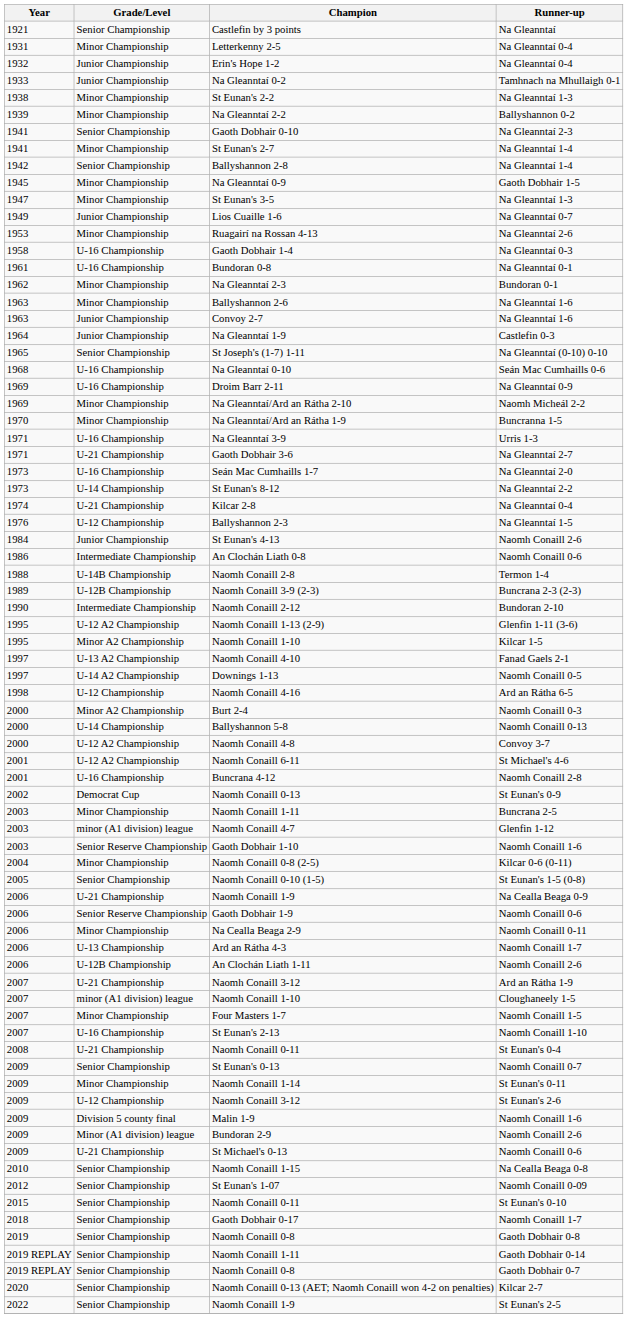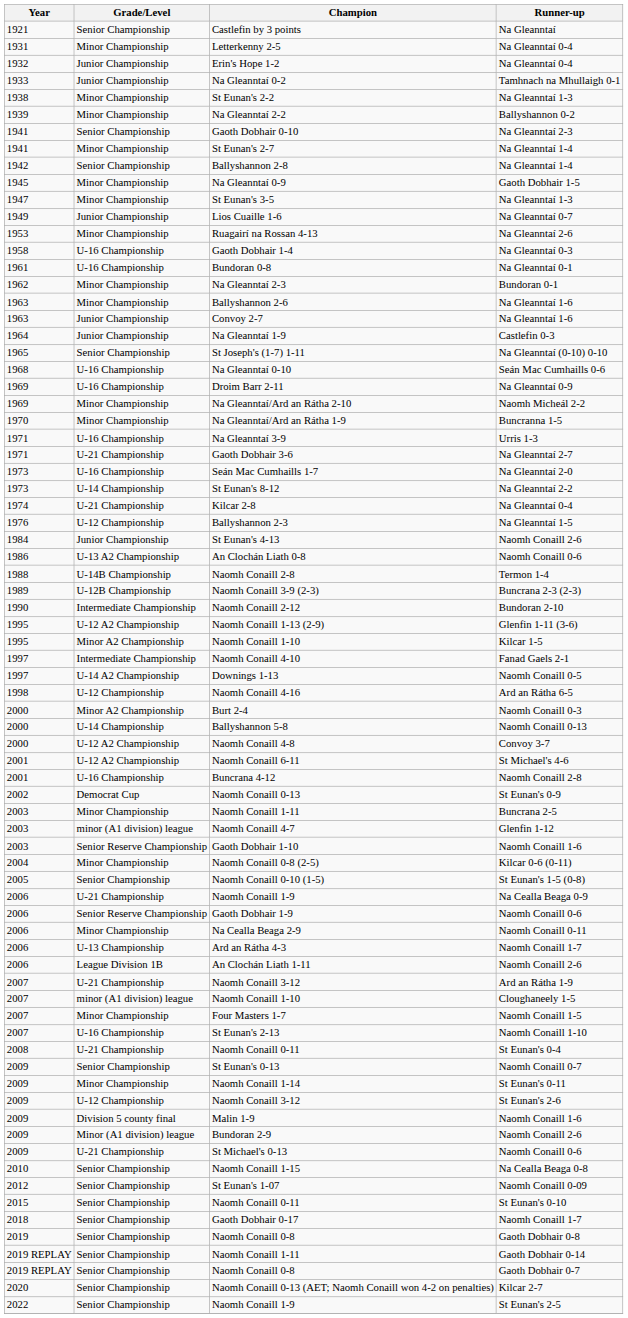(136, 557) Intermediate Championship -> (128, 557) U-13 A2 Championship
(128, 659) U-13 A2 Championship -> (136, 659) Intermediate Championship
(124, 965) U-12B Championship -> (120, 965) League Division 1B
